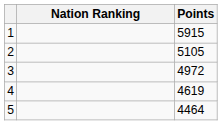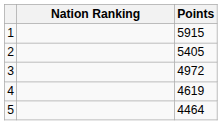(191, 52) 5105 -> (191, 52) 5405
